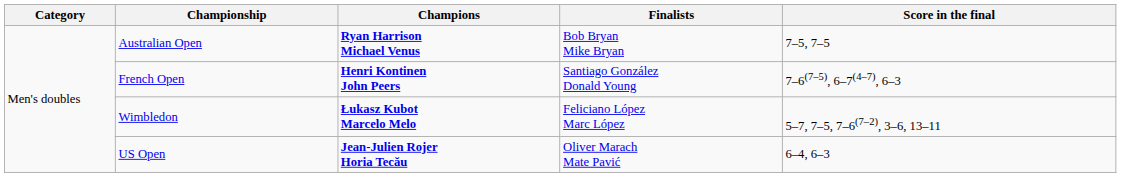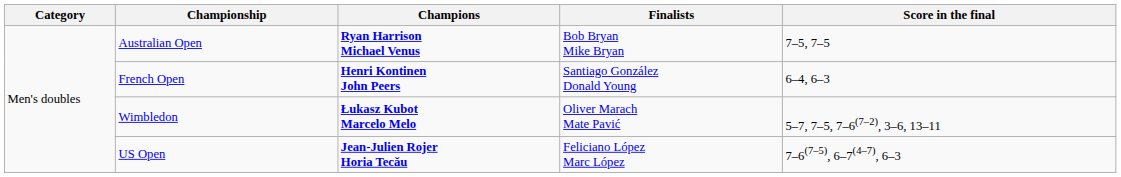(843, 79) 7–6(7–5), 6–7(4–7), 6–3 -> (808, 79) 6–4, 6–3
(604, 117) Feliciano López Marc López -> (600, 117) Oliver Marach Mate Pavić
(600, 154) Oliver Marach Mate Pavić -> (604, 154) Feliciano López Marc López
(808, 154) 6–4, 6–3 -> (843, 154) 7–6(7–5), 6–7(4–7), 6–3
